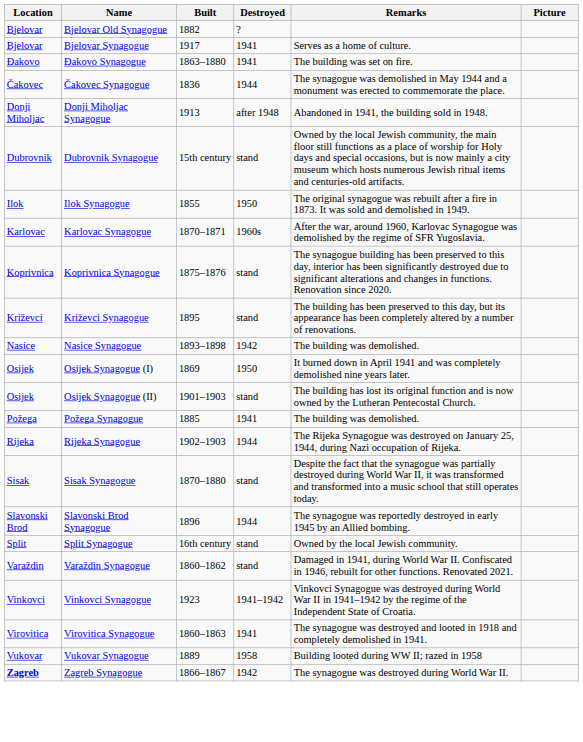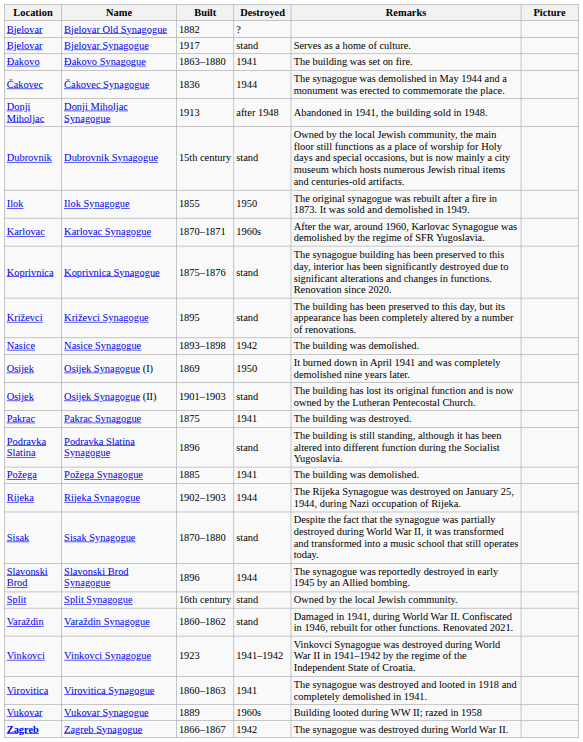(247, 45) 1941 -> (247, 45) stand
+ row: (103, 419)
+ row: (99, 447)
(247, 656) 1958 -> (249, 712) 1960s
